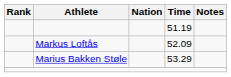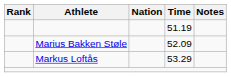(67, 43) Markus Loftås -> (81, 43) Marius Bakken Støle
(81, 59) Marius Bakken Støle -> (67, 59) Markus Loftås
